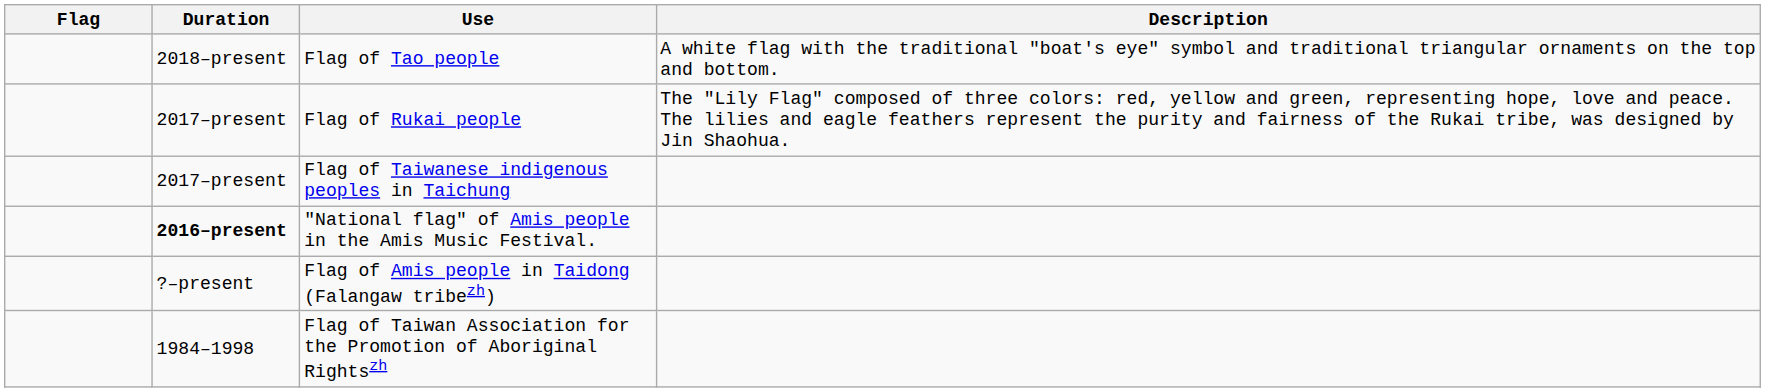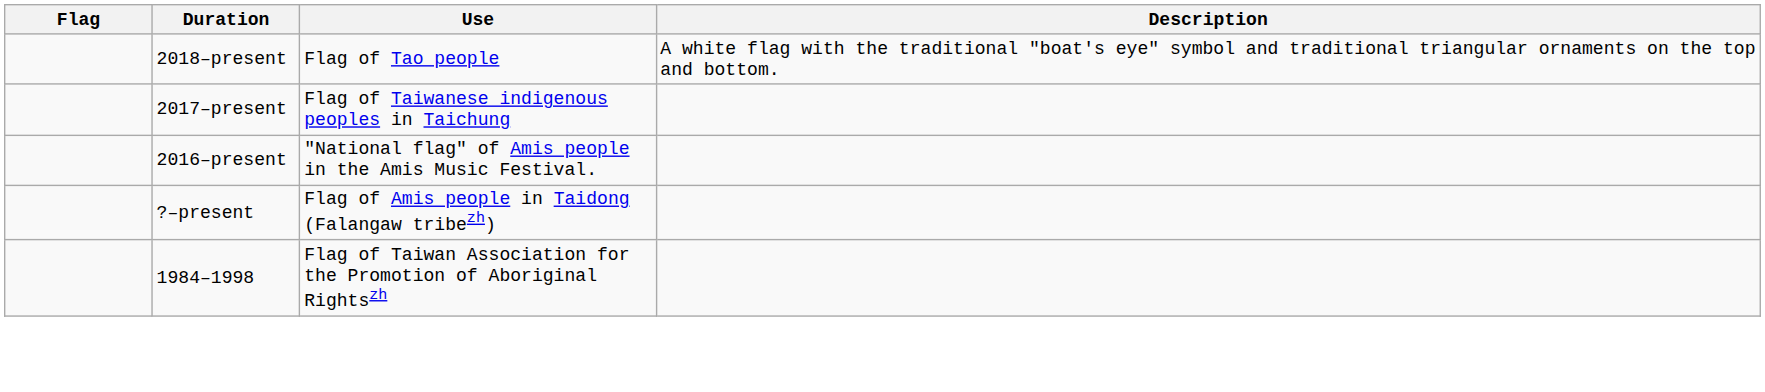- row: (413, 120)
(222, 231) bold -> (222, 160) normal
